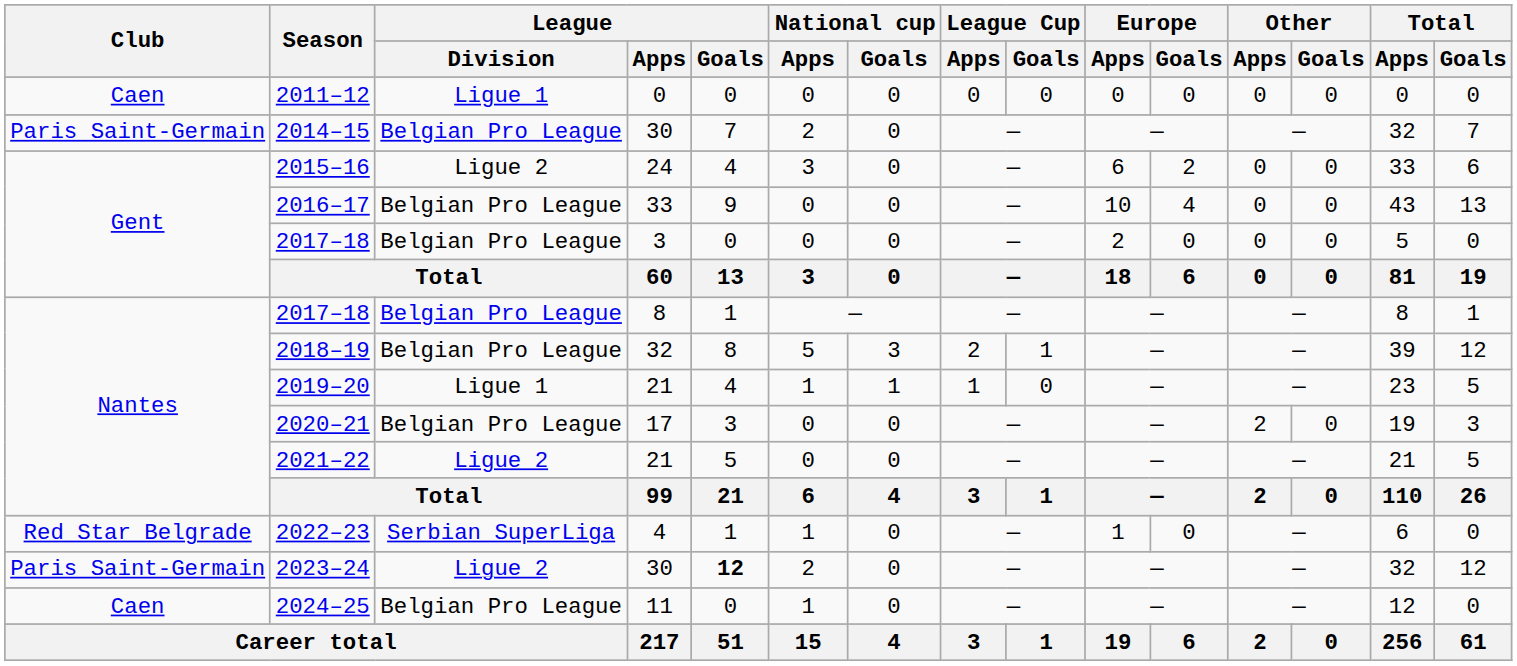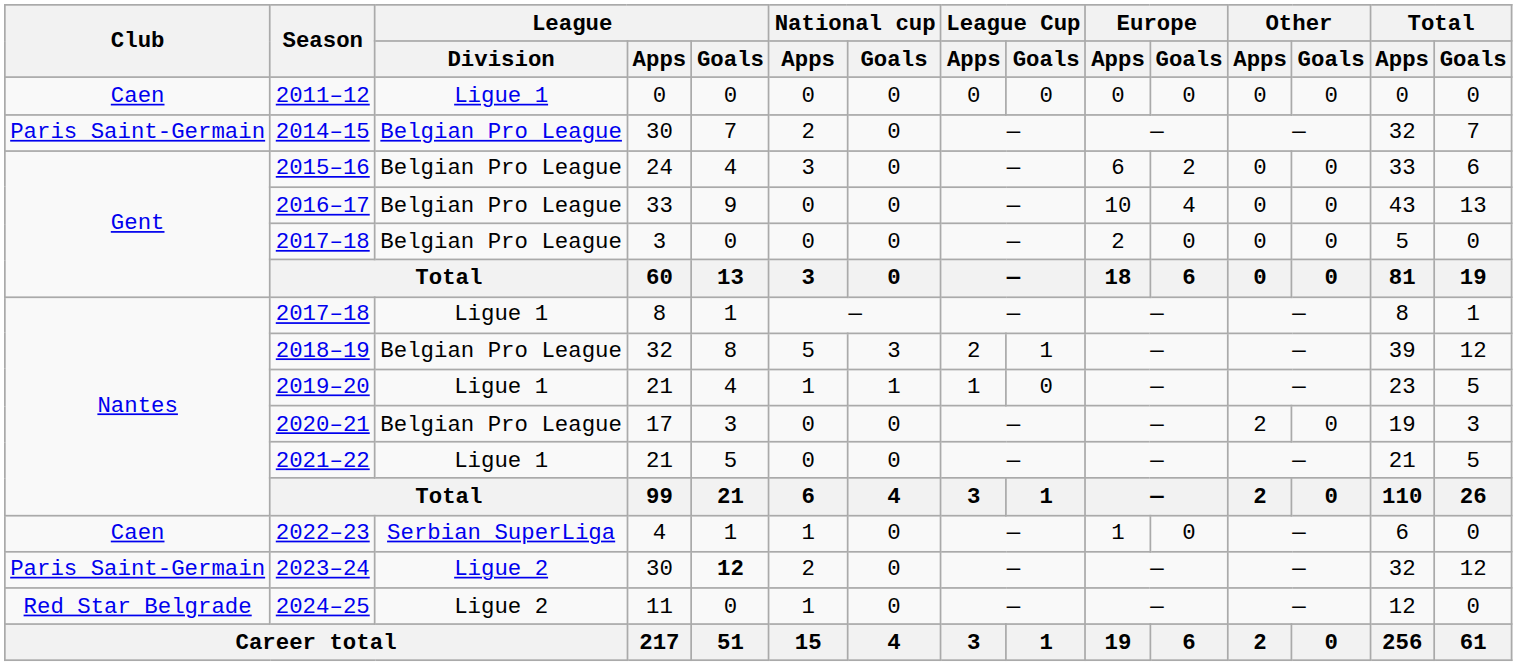(501, 169) Ligue 2 -> (501, 169) Belgian Pro League
(501, 315) Belgian Pro League -> (501, 315) Ligue 1
(501, 460) Ligue 2 -> (501, 460) Ligue 1
(138, 533) Red Star Belgrade -> (138, 533) Caen
(138, 606) Caen -> (138, 606) Red Star Belgrade
(501, 606) Belgian Pro League -> (501, 606) Ligue 2
